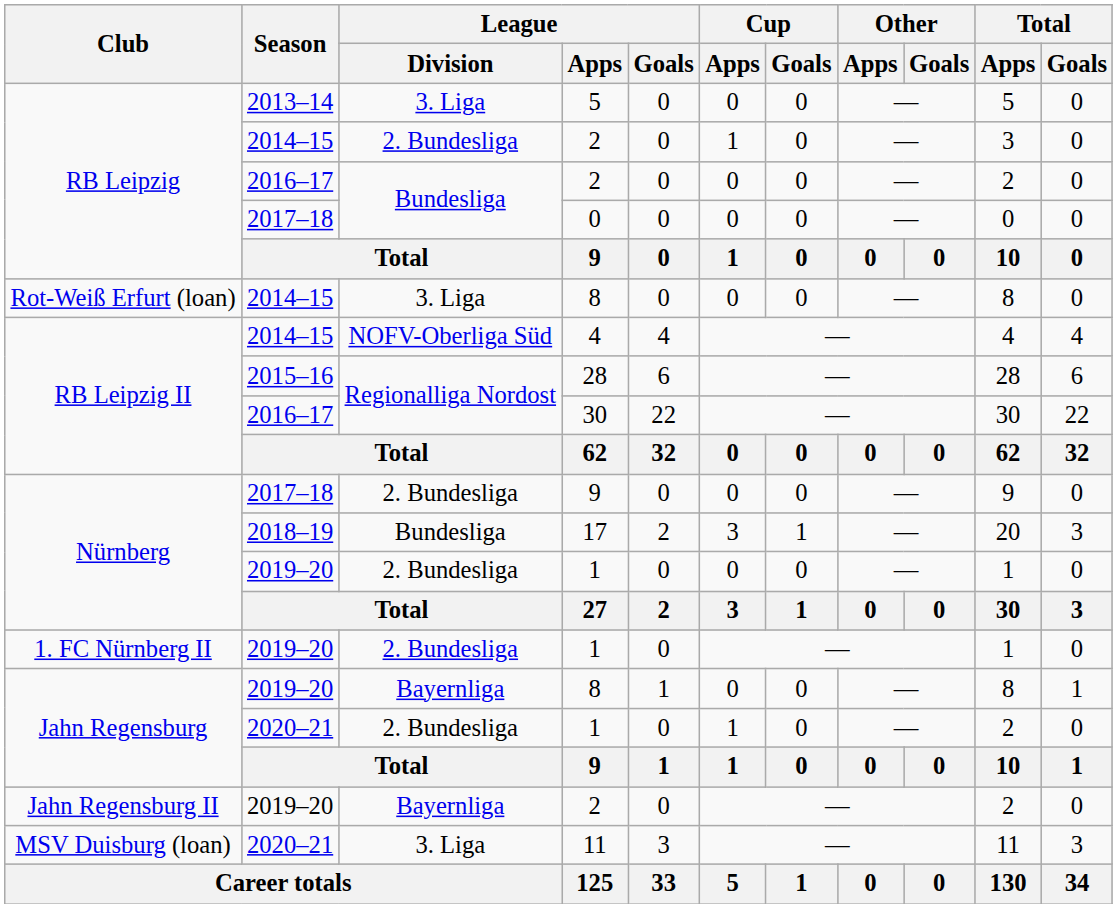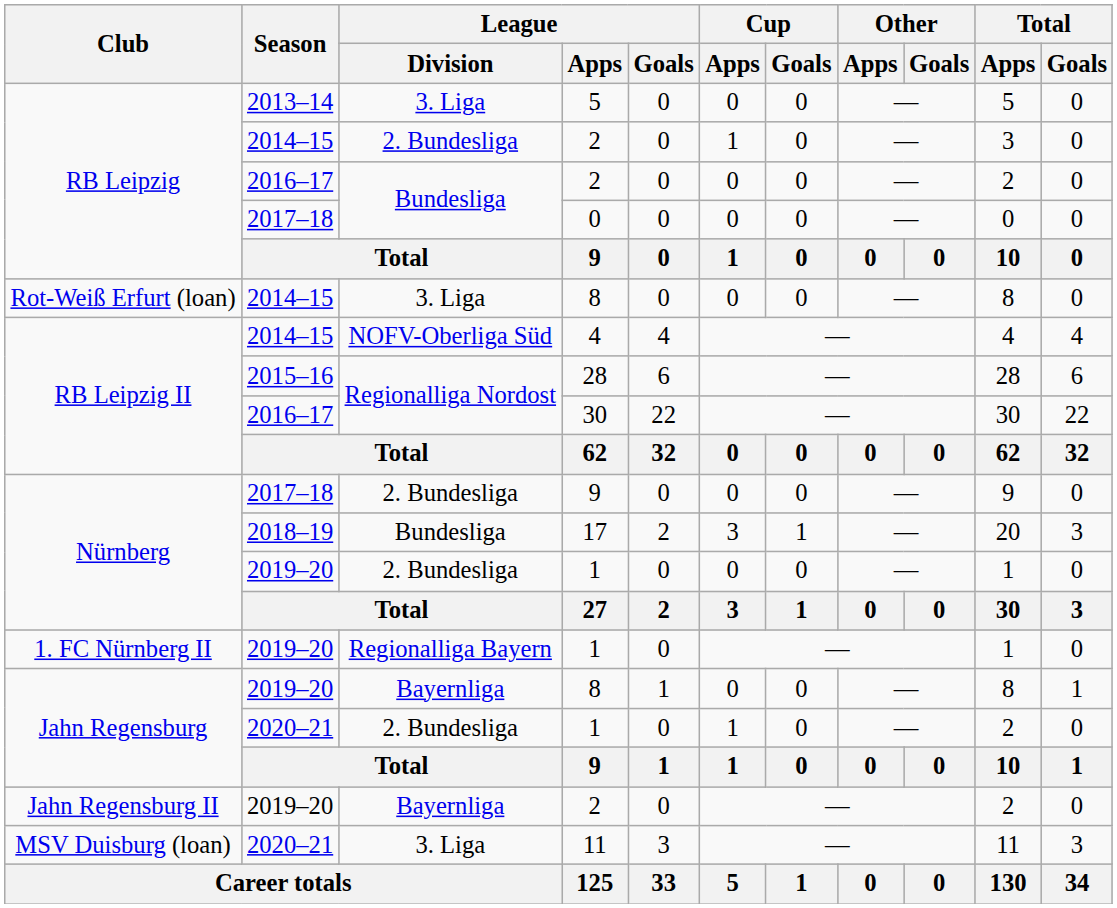(450, 649) 2. Bundesliga -> (450, 649) Regionalliga Bayern
